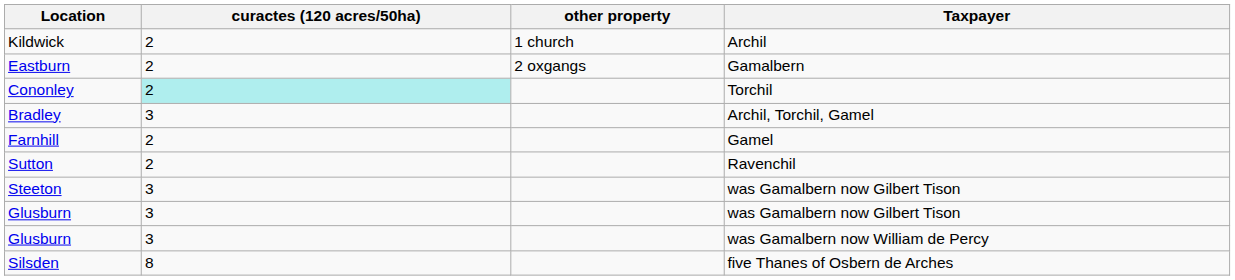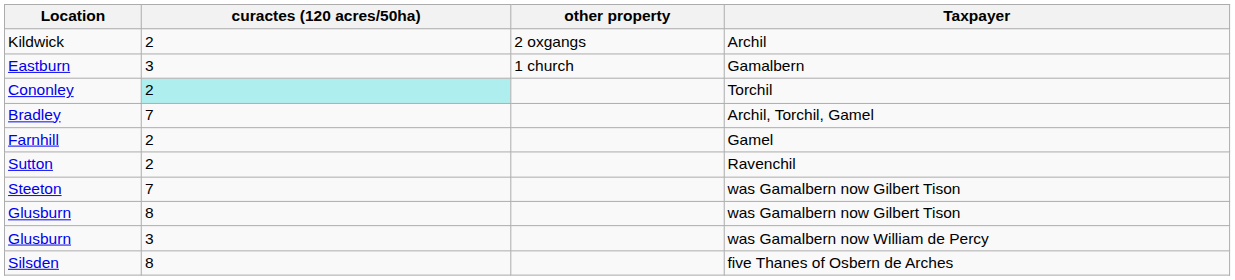(544, 41) 1 church -> (550, 41) 2 oxgangs
(149, 66) 2 -> (149, 66) 3
(550, 66) 2 oxgangs -> (544, 66) 1 church
(149, 115) 3 -> (149, 115) 7
(149, 189) 3 -> (149, 189) 7
(149, 213) 3 -> (149, 213) 8
